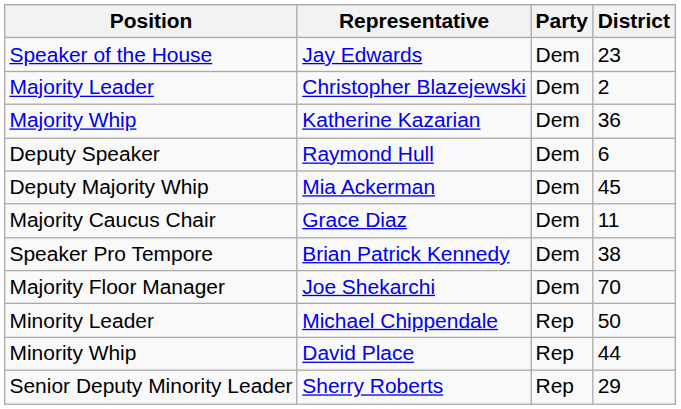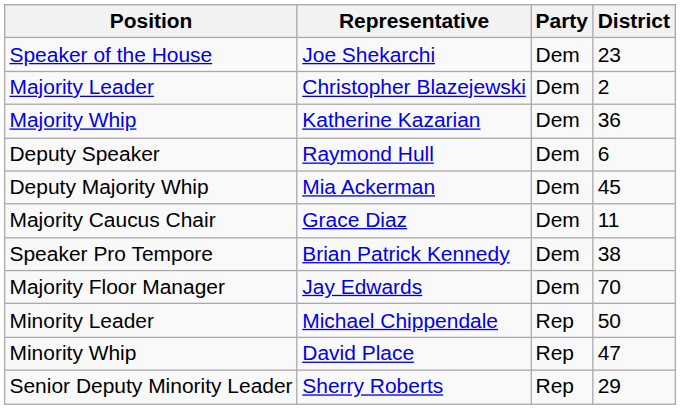(362, 54) Jay Edwards -> (369, 54) Joe Shekarchi
(369, 287) Joe Shekarchi -> (362, 287) Jay Edwards
(609, 353) 44 -> (609, 353) 47
